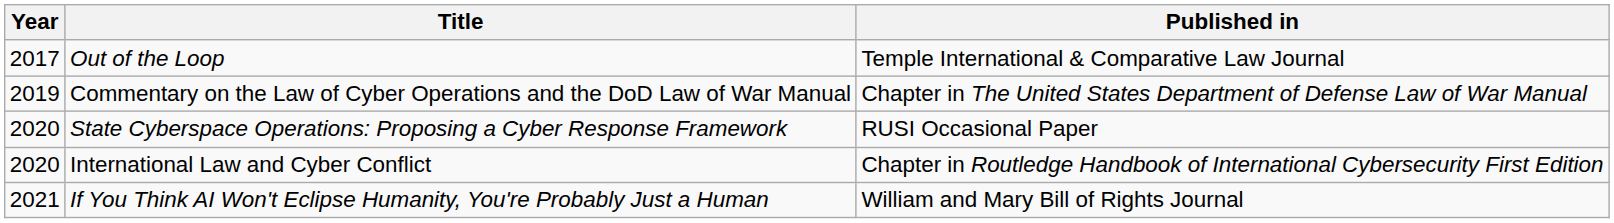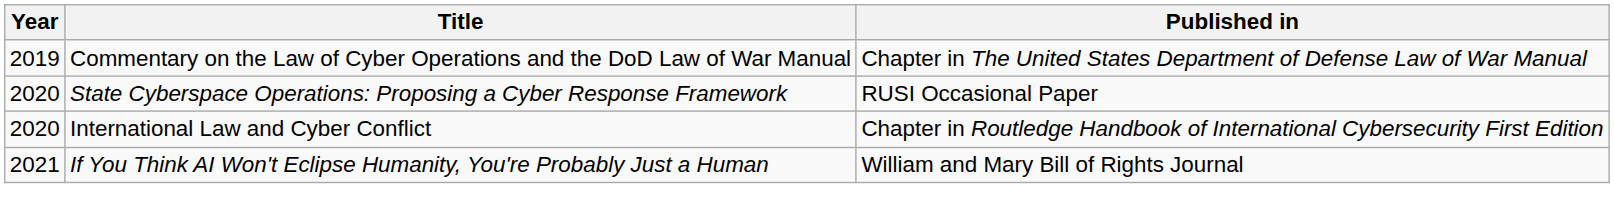- row: (147, 57)
